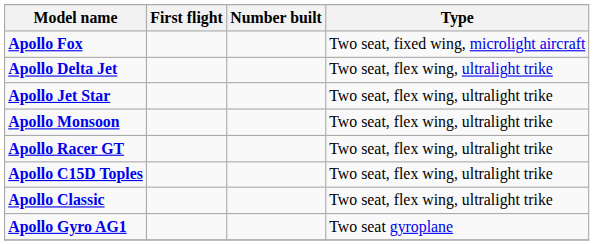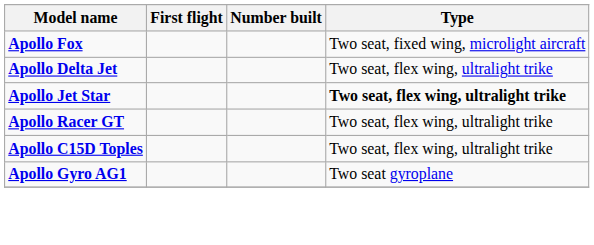(441, 96) normal -> (448, 96) bold
- row: (64, 122)
- row: (56, 200)
